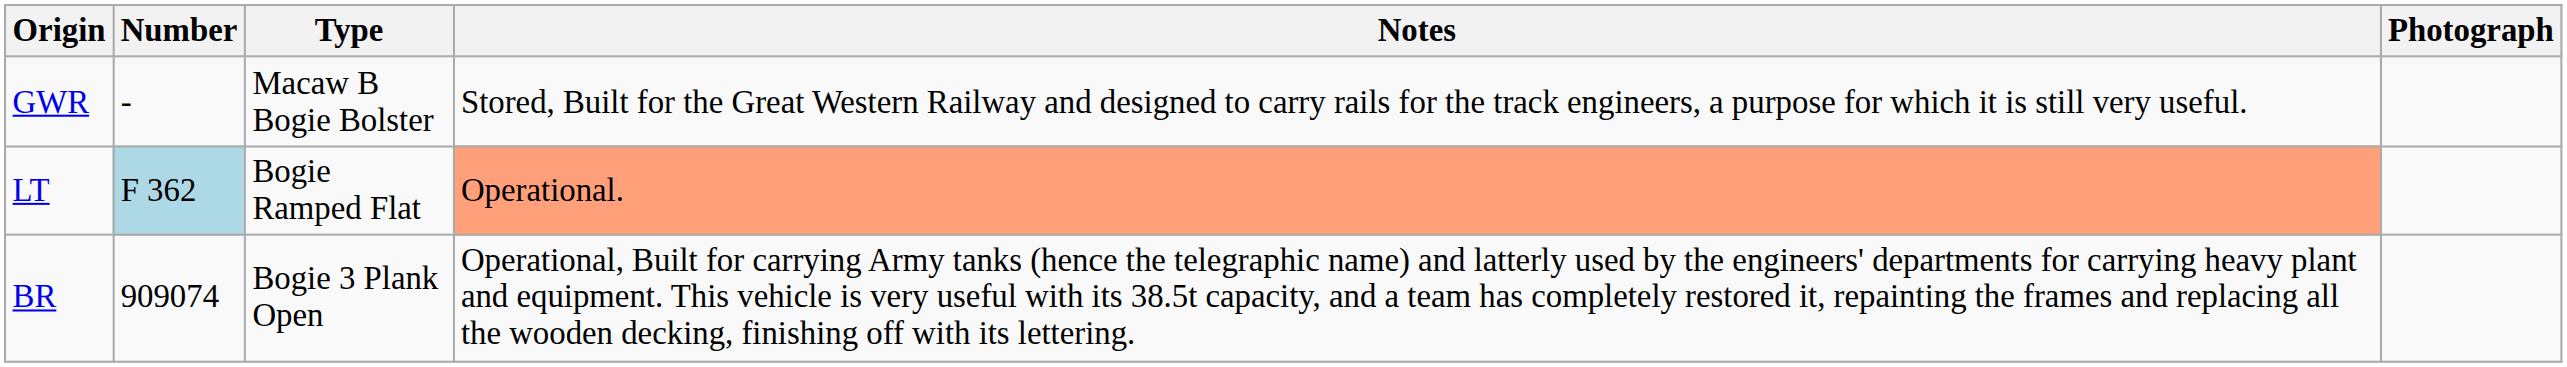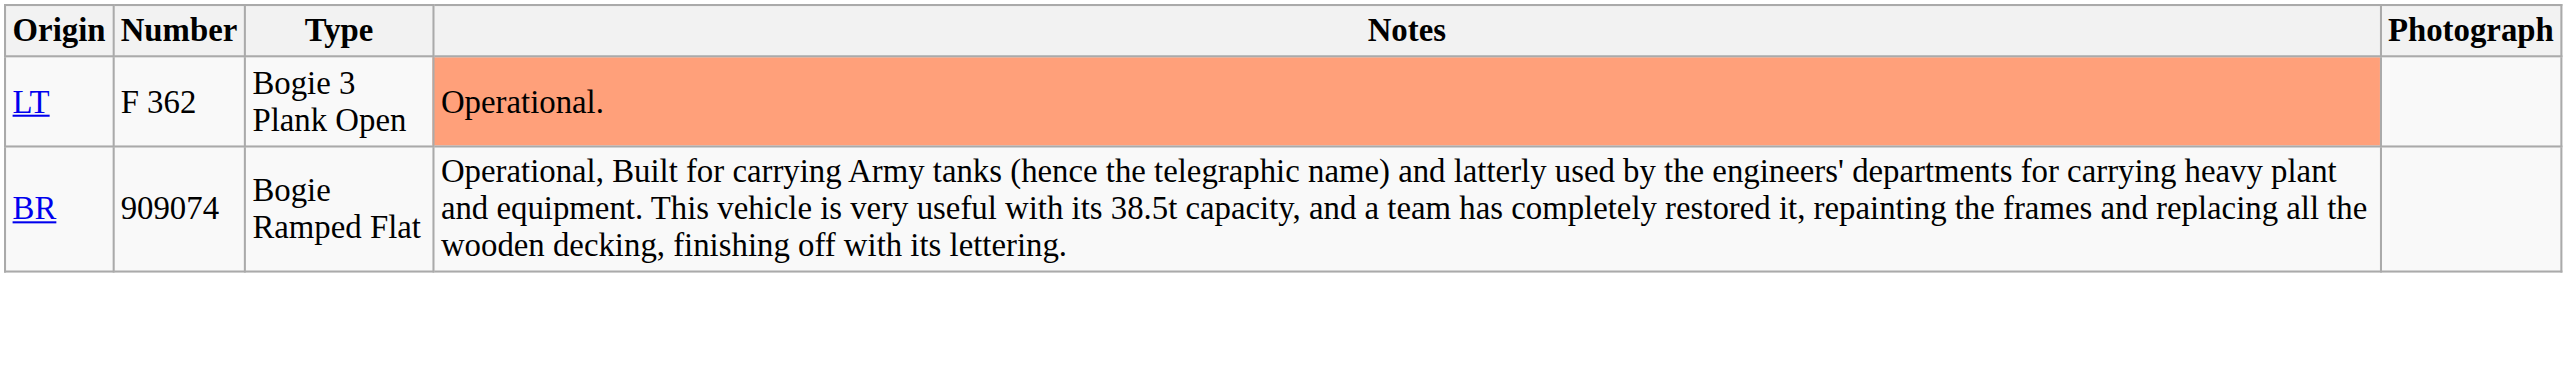- row: (51, 100)
(158, 189) lightblue background -> (158, 100) no background
(337, 189) Bogie Ramped Flat -> (329, 100) Bogie 3 Plank Open
(345, 297) Bogie 3 Plank Open -> (337, 208) Bogie Ramped Flat
